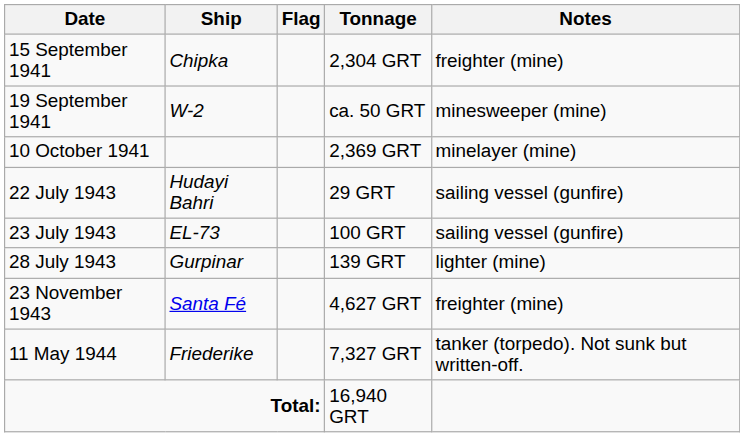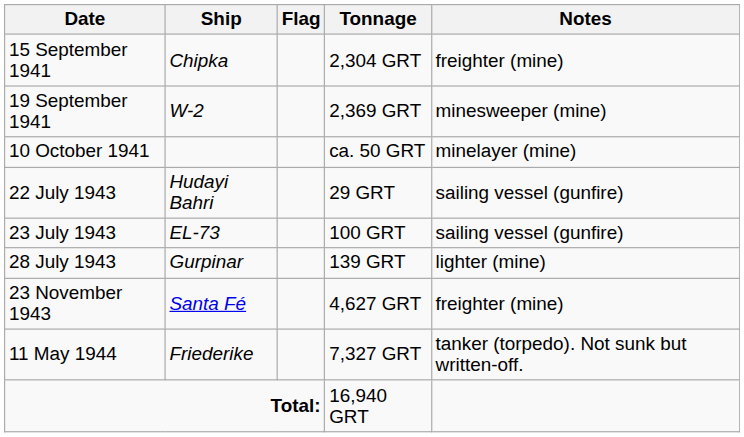(377, 111) ca. 50 GRT -> (375, 111) 2,369 GRT
(375, 151) 2,369 GRT -> (377, 151) ca. 50 GRT
